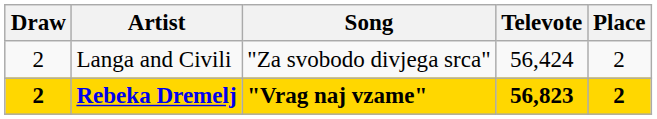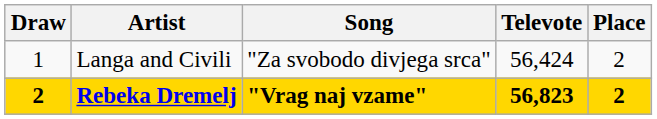(38, 59) 2 -> (38, 59) 1
